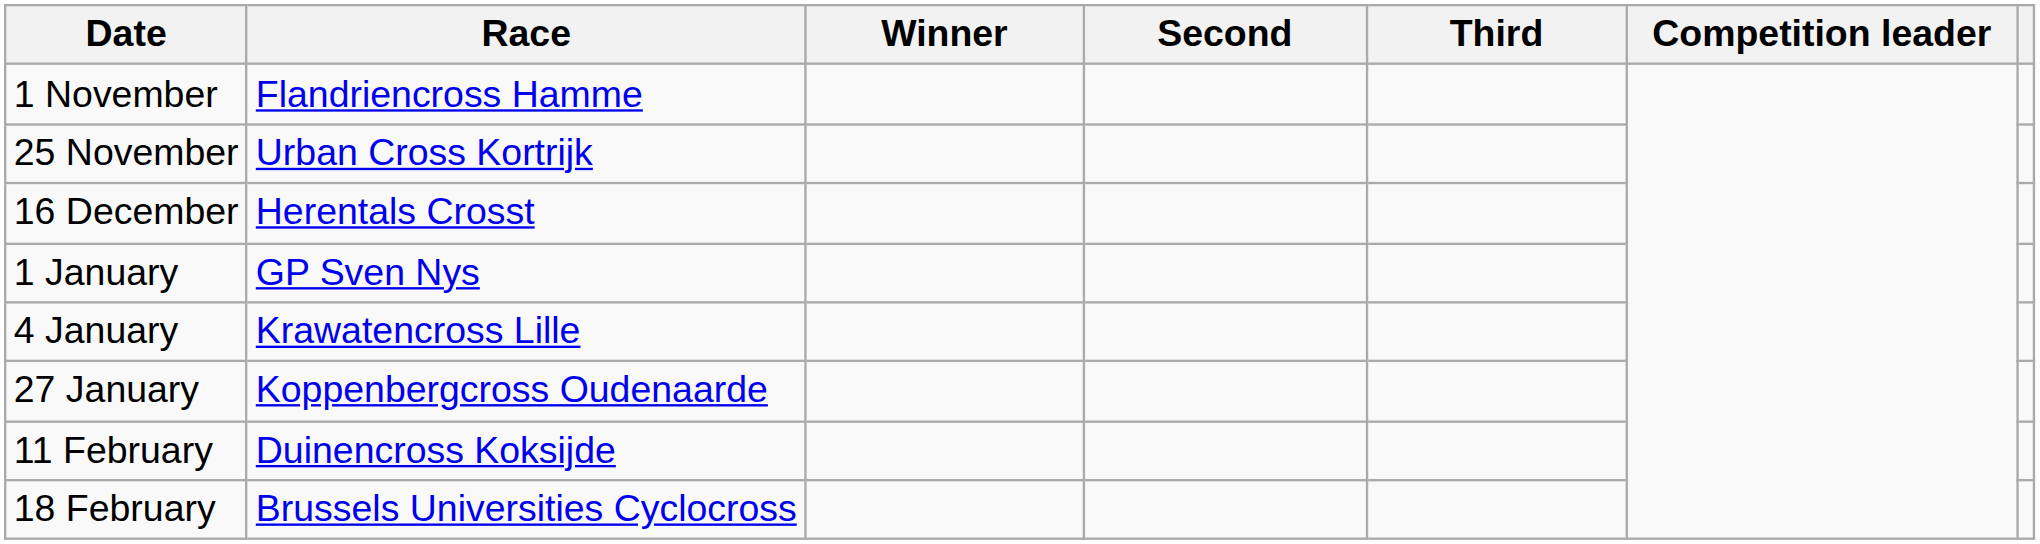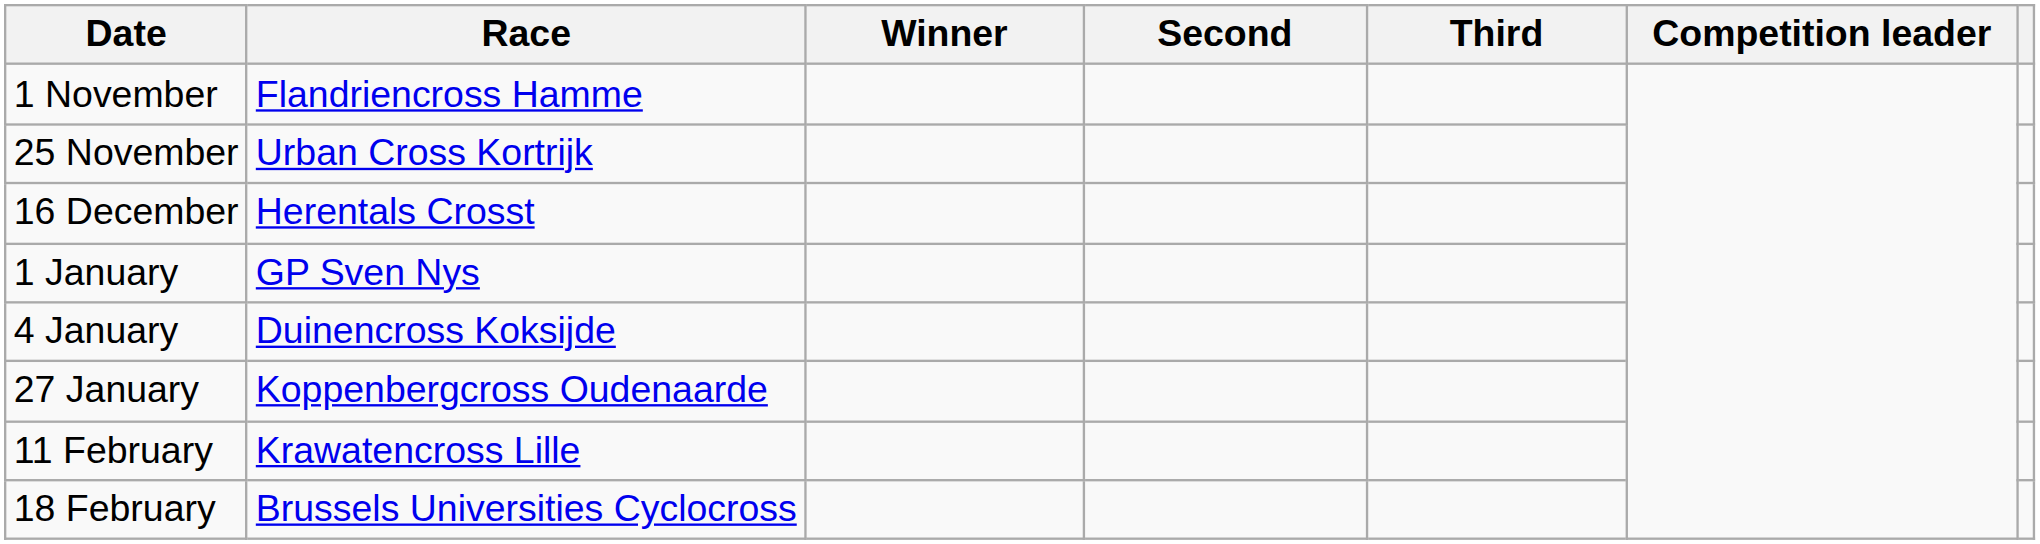(418, 331) Krawatencross Lille -> (436, 331) Duinencross Koksijde
(436, 449) Duinencross Koksijde -> (418, 449) Krawatencross Lille
